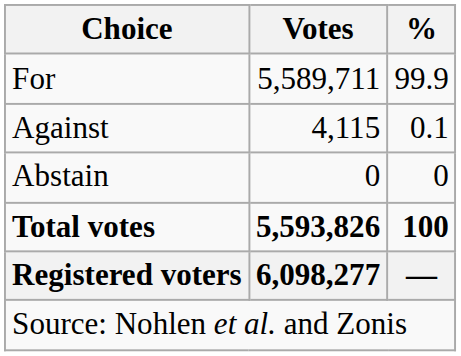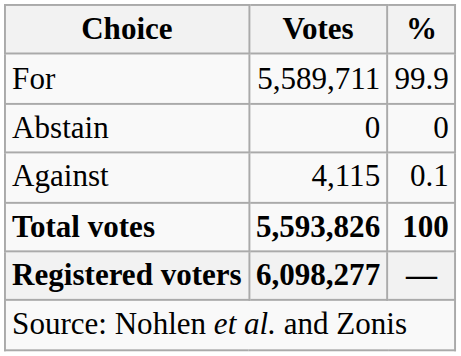rows swapped: (60, 127) <-> (60, 176)
